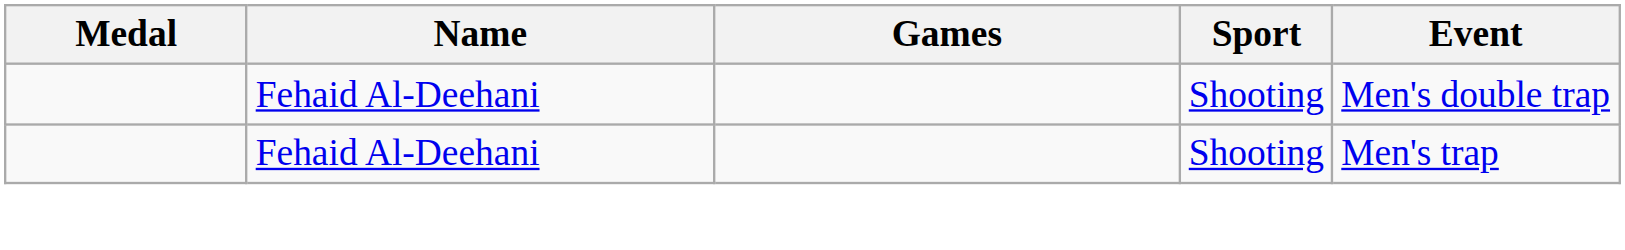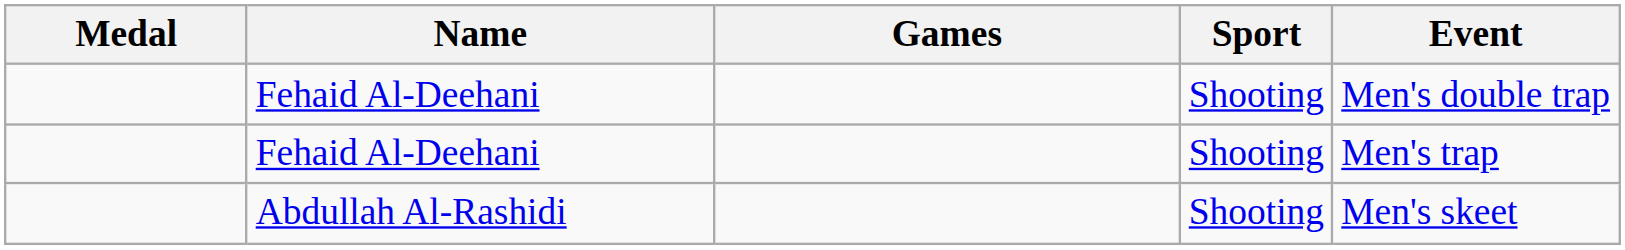+ row: (126, 213)
